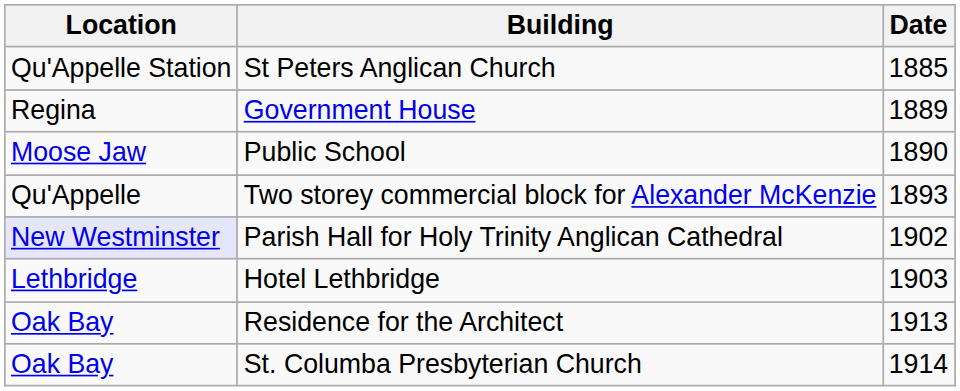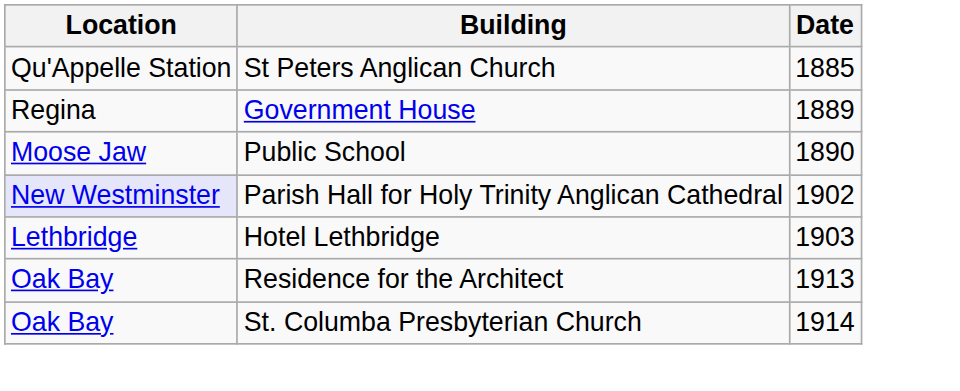- row: (560, 195)
